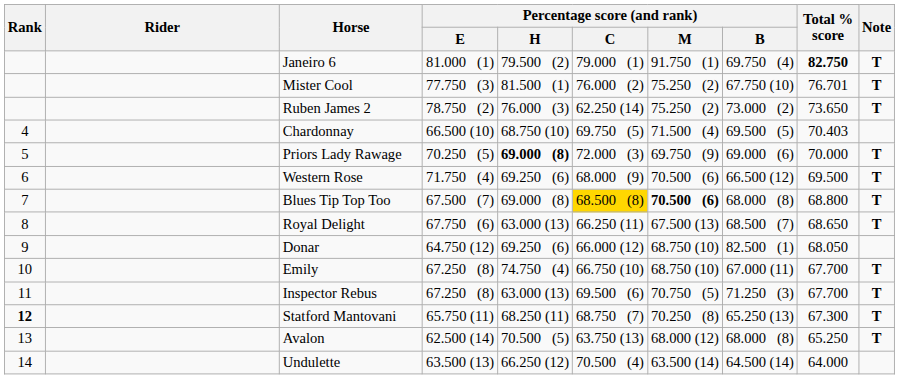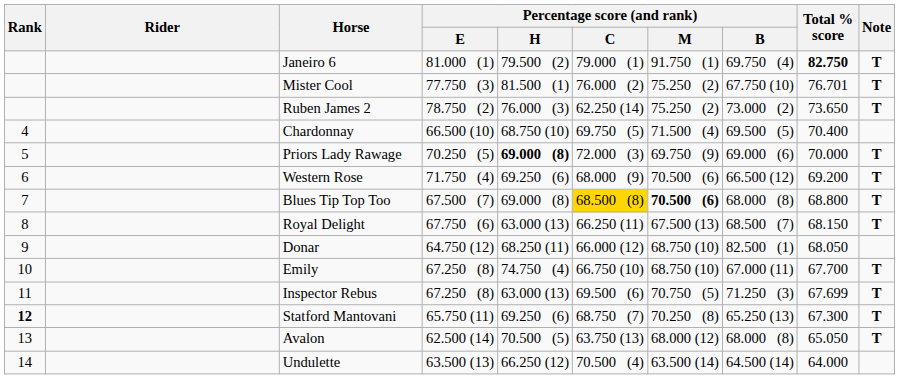(828, 131) 70.403 -> (828, 131) 70.400
(828, 177) 69.500 -> (828, 177) 69.200
(828, 223) 68.650 -> (828, 223) 68.150
(535, 246) 69.250 (6) -> (535, 246) 68.250 (11)
(828, 293) 67.700 -> (828, 293) 67.699
(535, 316) 68.250 (11) -> (535, 316) 69.250 (6)
(828, 339) 65.250 -> (828, 339) 65.050
